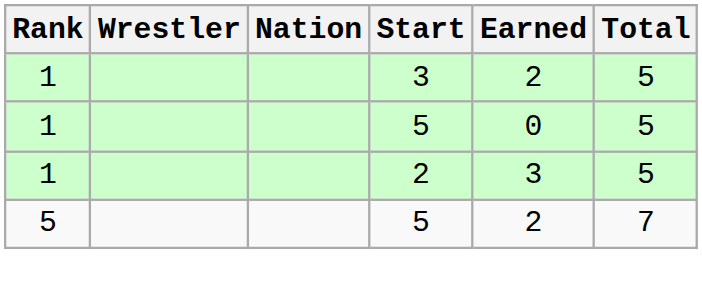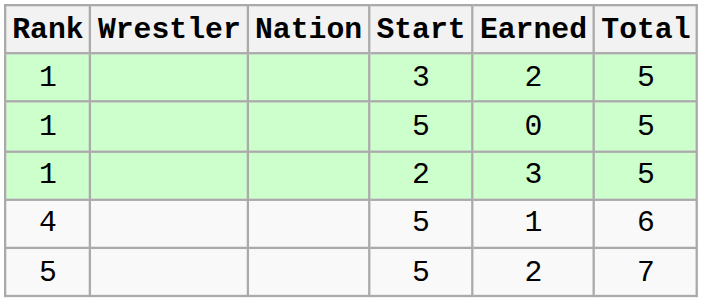+ row: (48, 223)
